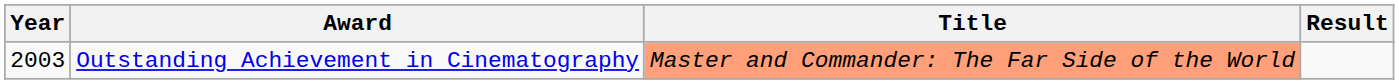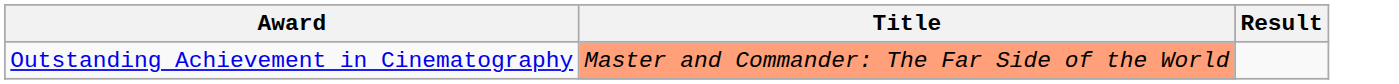- column: (38, 24)
